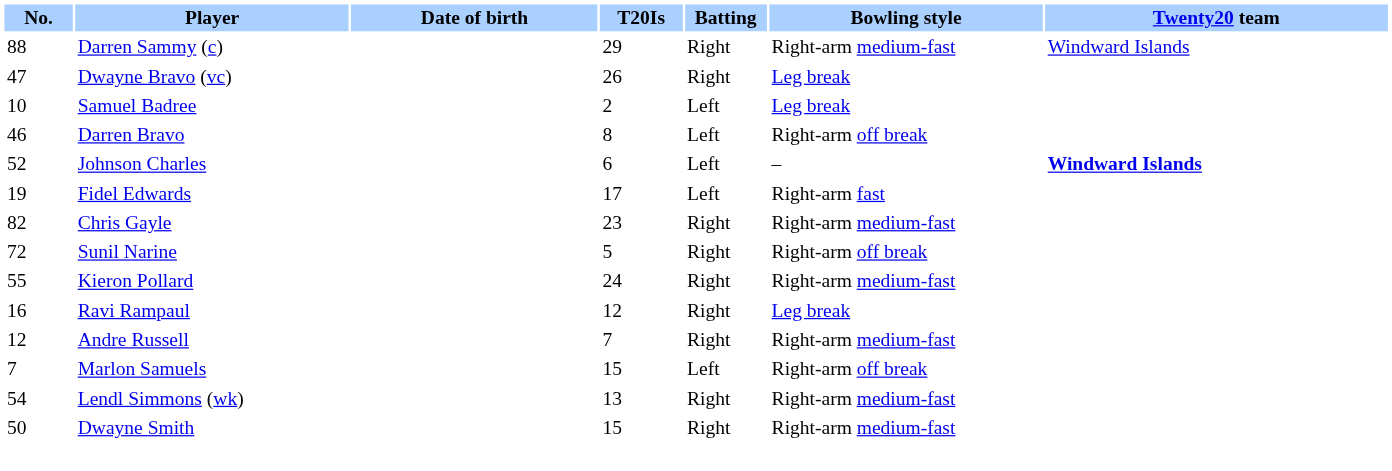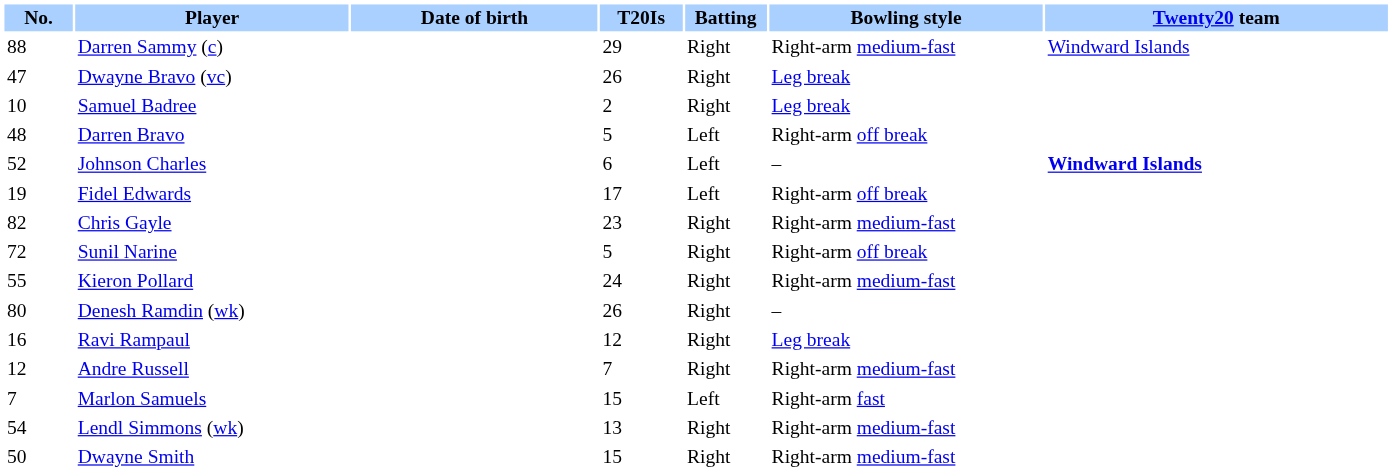(703, 105) Left -> (709, 105) Right
(17, 134) 46 -> (17, 134) 48
(607, 134) 8 -> (607, 134) 5
(828, 193) Right-arm fast -> (849, 193) Right-arm off break
+ row: (161, 310)
(849, 369) Right-arm off break -> (828, 398) Right-arm fast
